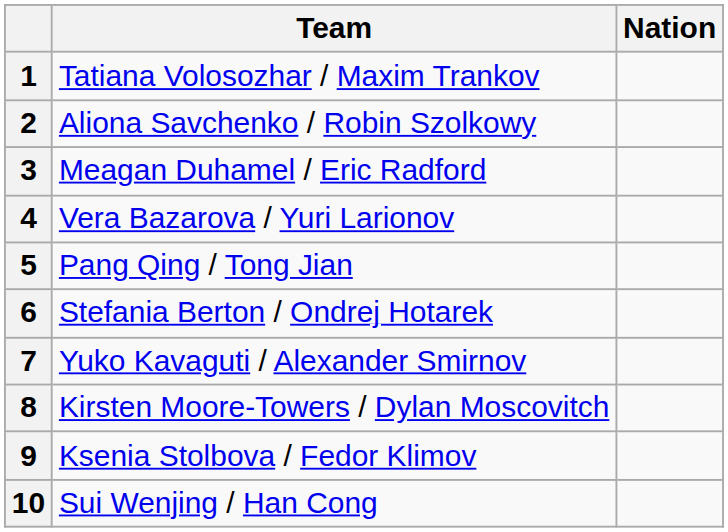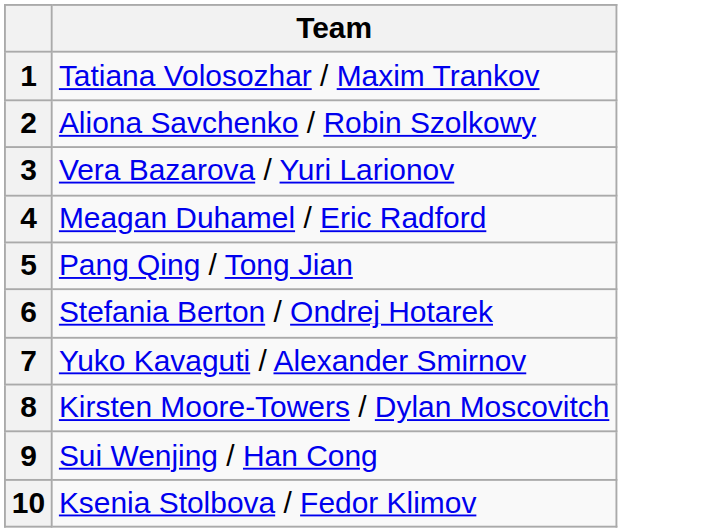- column: (670, 28)
(273, 170) Meagan Duhamel / Eric Radford -> (257, 170) Vera Bazarova / Yuri Larionov
(257, 218) Vera Bazarova / Yuri Larionov -> (273, 218) Meagan Duhamel / Eric Radford
(268, 455) Ksenia Stolbova / Fedor Klimov -> (218, 455) Sui Wenjing / Han Cong
(218, 502) Sui Wenjing / Han Cong -> (268, 502) Ksenia Stolbova / Fedor Klimov
